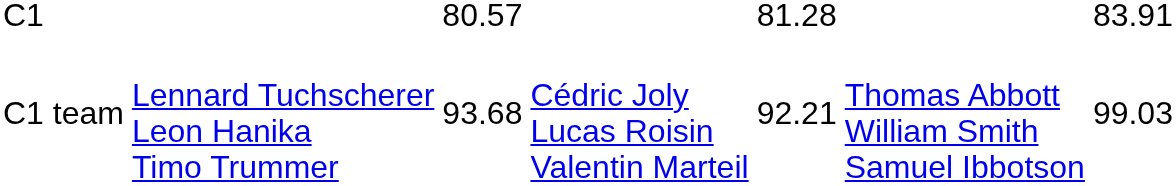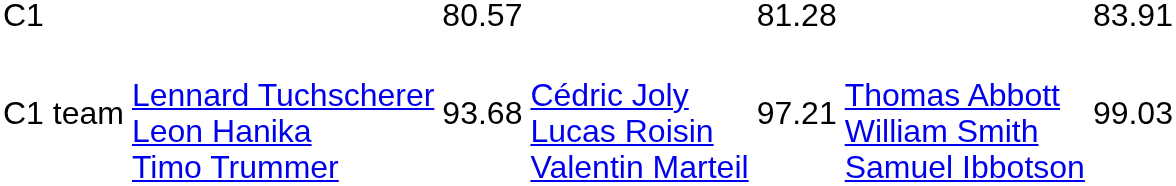(797, 113) 92.21 -> (797, 113) 97.21
